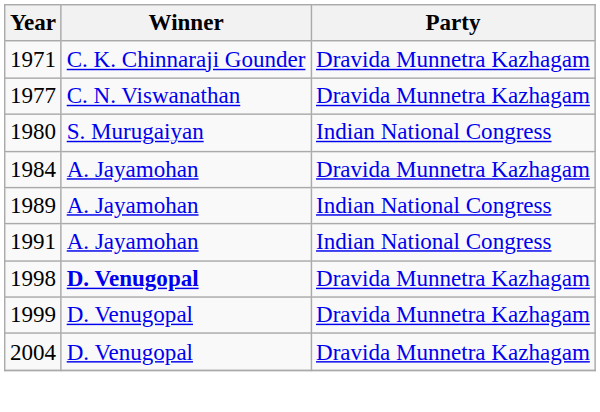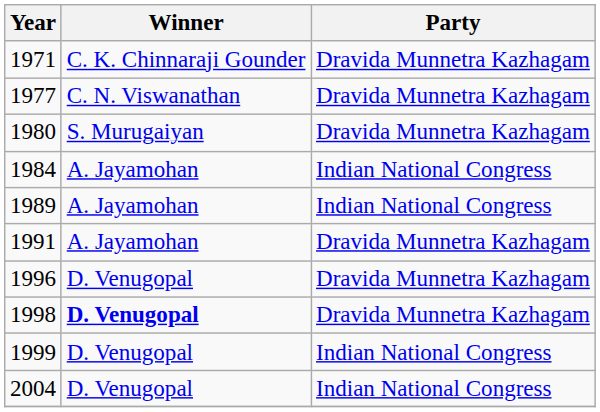(434, 132) Indian National Congress -> (453, 132) Dravida Munnetra Kazhagam
(453, 168) Dravida Munnetra Kazhagam -> (434, 168) Indian National Congress
(434, 242) Indian National Congress -> (453, 242) Dravida Munnetra Kazhagam
+ row: (33, 278)
(453, 315) Dravida Munnetra Kazhagam -> (434, 351) Indian National Congress
(453, 351) Dravida Munnetra Kazhagam -> (434, 388) Indian National Congress
